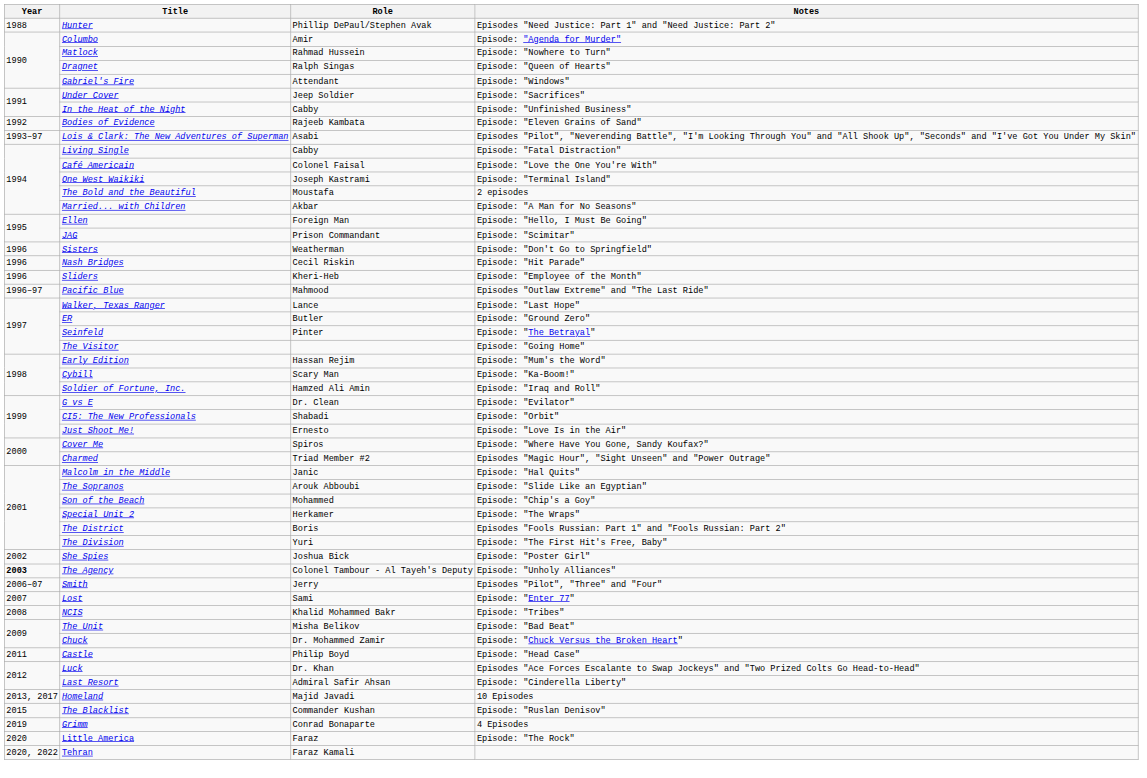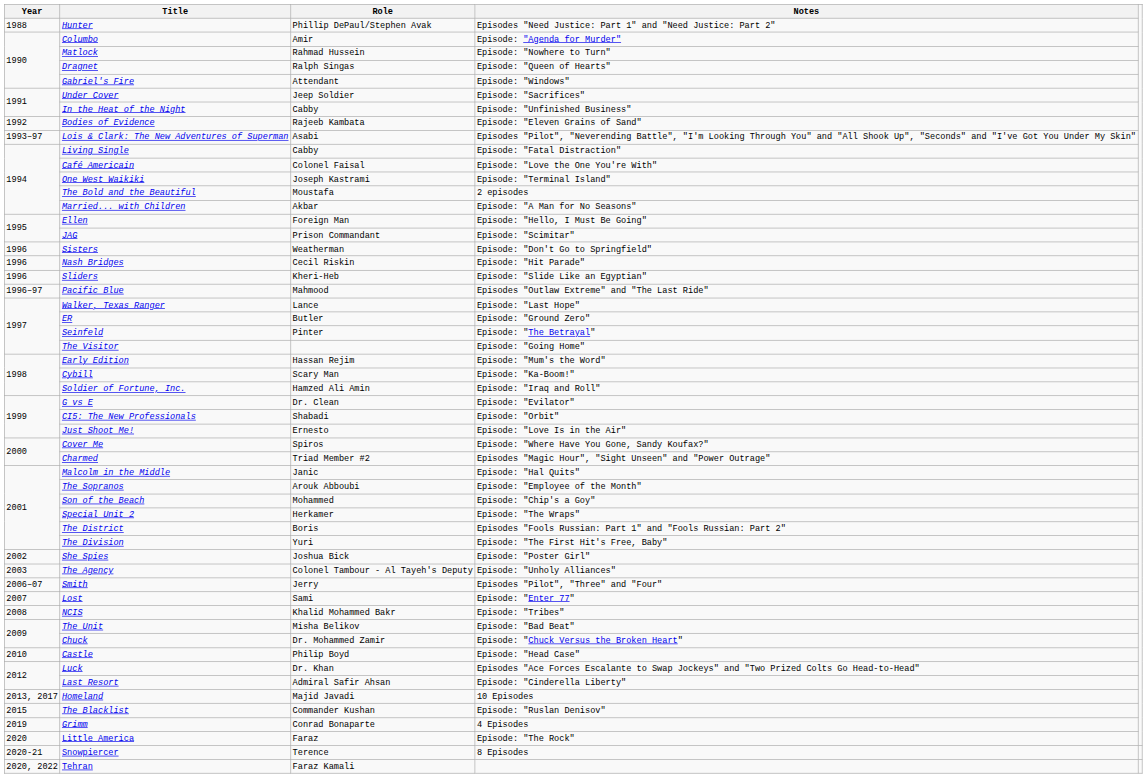(559, 277) Episode: "Employee of the Month" -> (562, 277) Episode: "Slide Like an Egyptian"
(562, 487) Episode: "Slide Like an Egyptian" -> (559, 487) Episode: "Employee of the Month"
(17, 571) bold -> (17, 571) normal
(17, 655) 2011 -> (17, 655) 2010
+ row: (90, 752)
